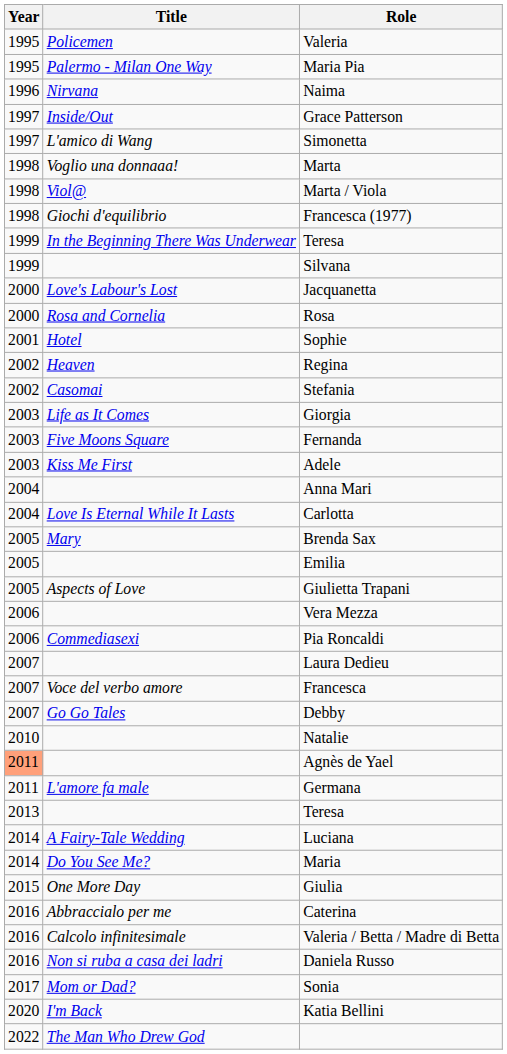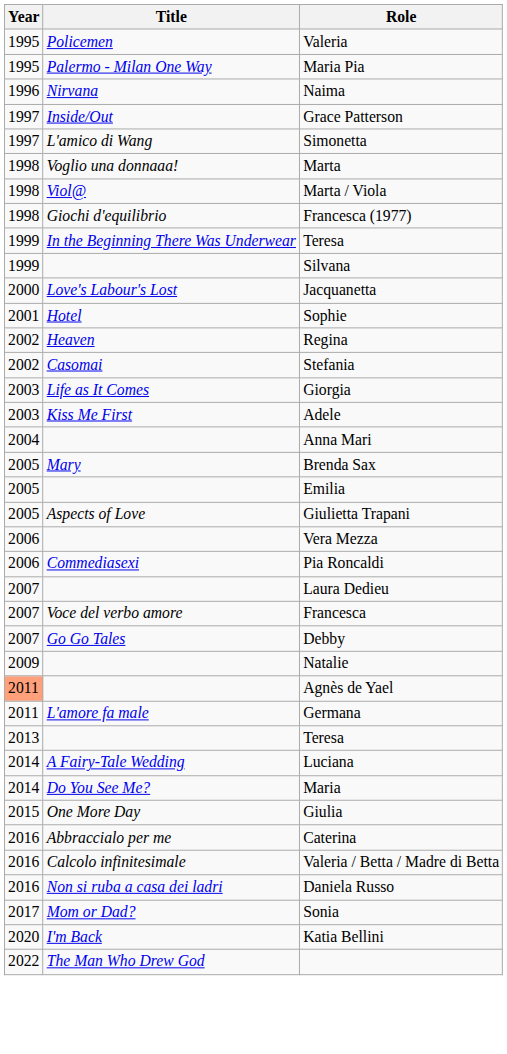- row: (106, 315)
- row: (108, 439)
- row: (141, 514)
(24, 738) 2010 -> (24, 663) 2009
